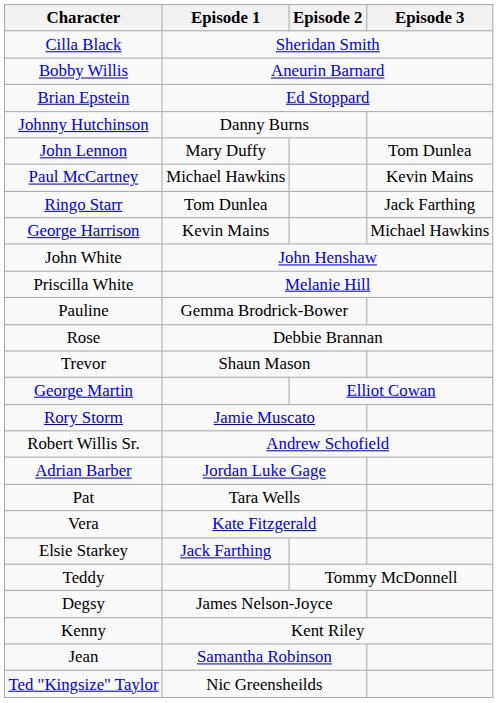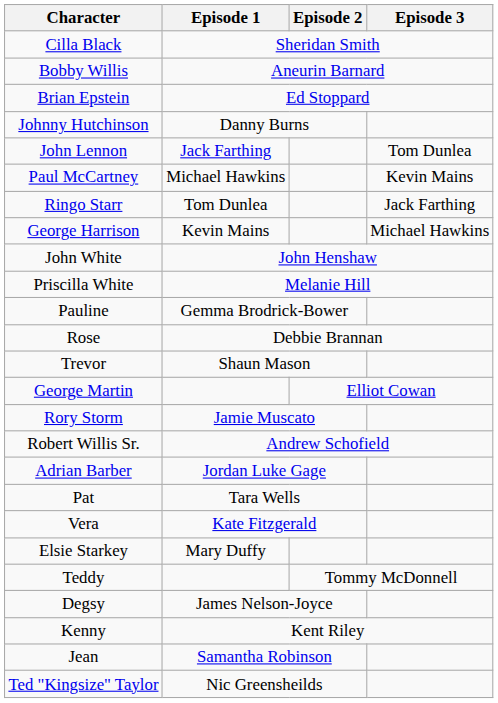(226, 151) Mary Duffy -> (226, 151) Jack Farthing
(226, 550) Jack Farthing -> (226, 550) Mary Duffy
